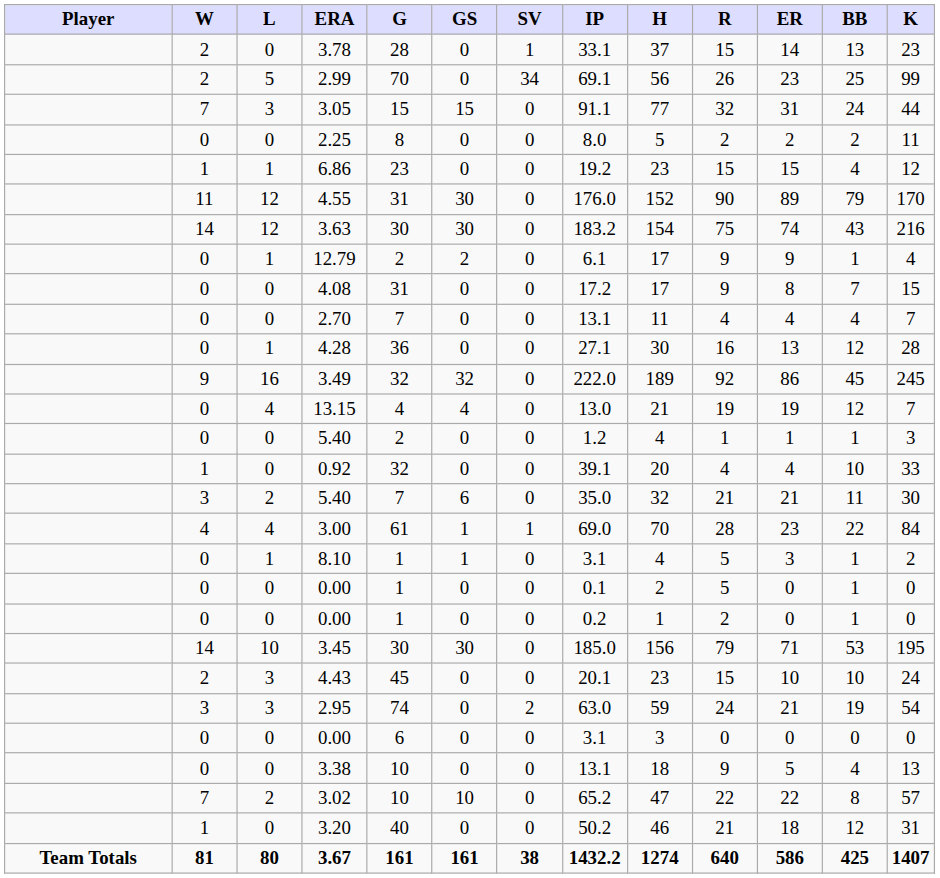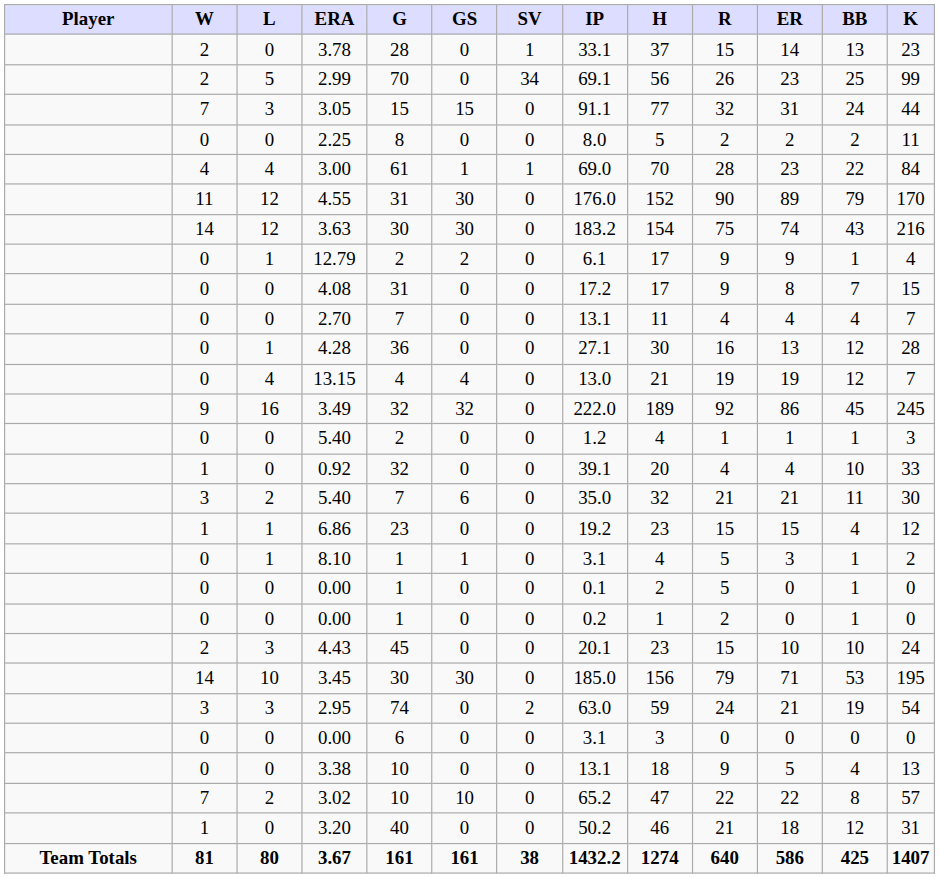rows swapped: (204, 169) <-> (204, 528)
rows swapped: (204, 408) <-> (204, 378)
rows swapped: (204, 678) <-> (204, 648)
